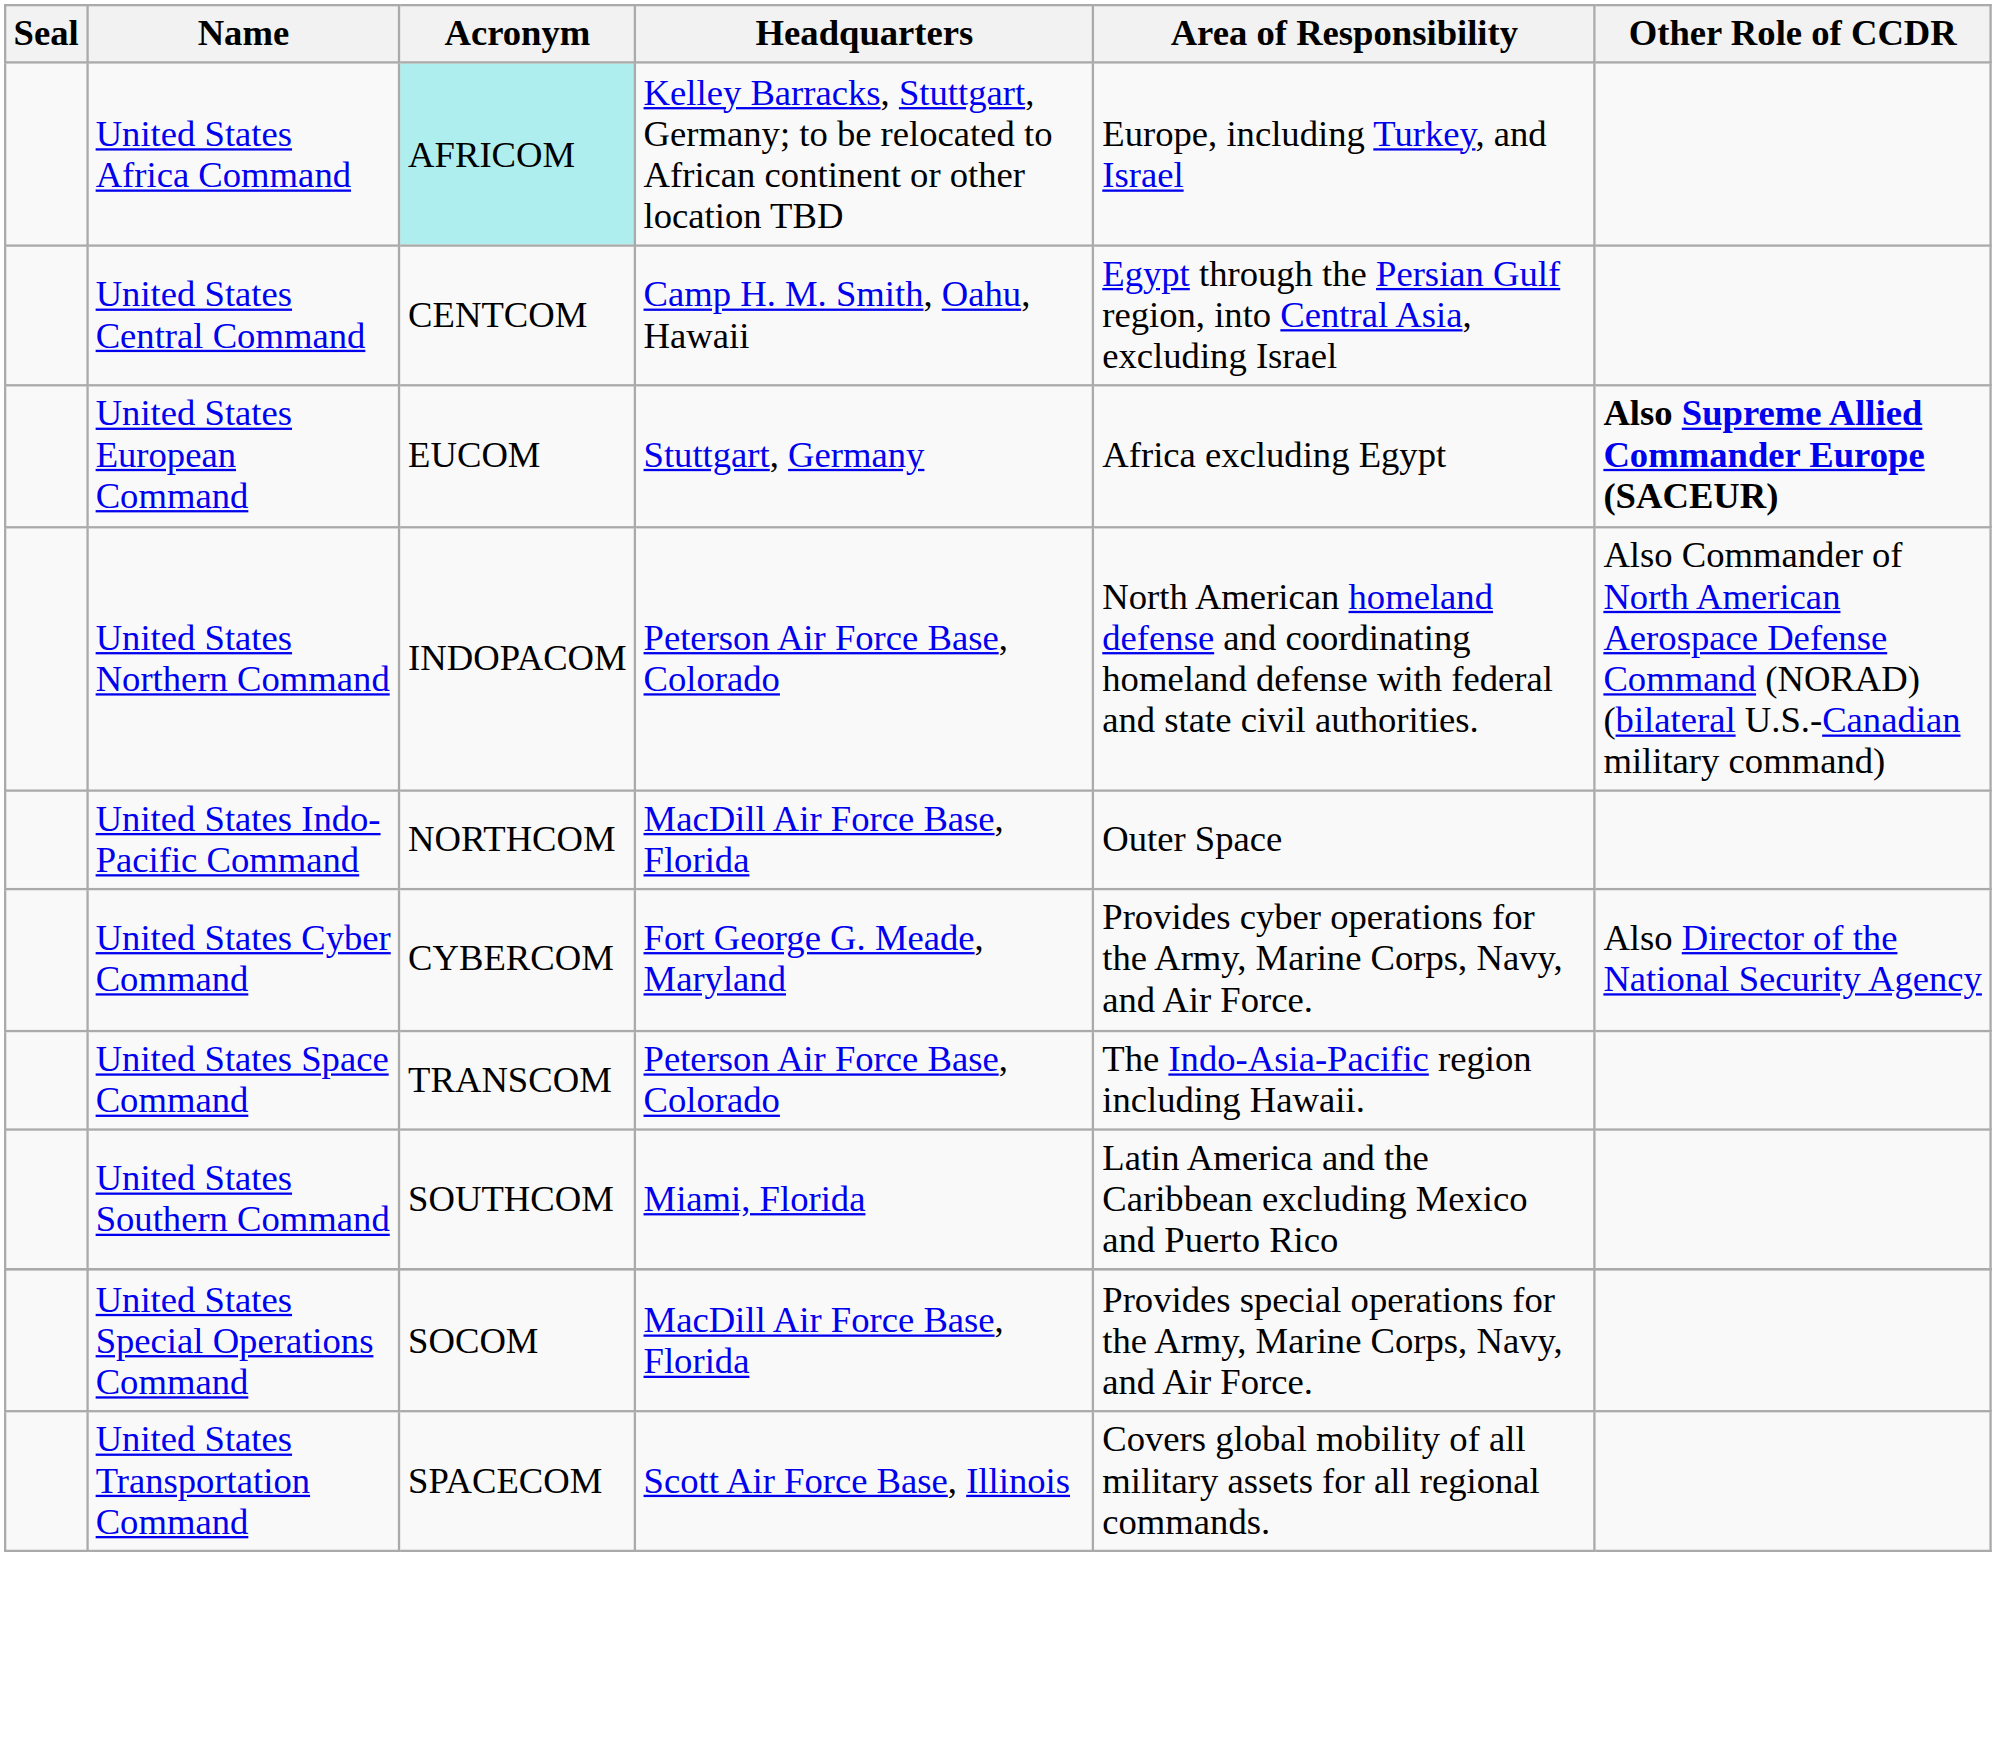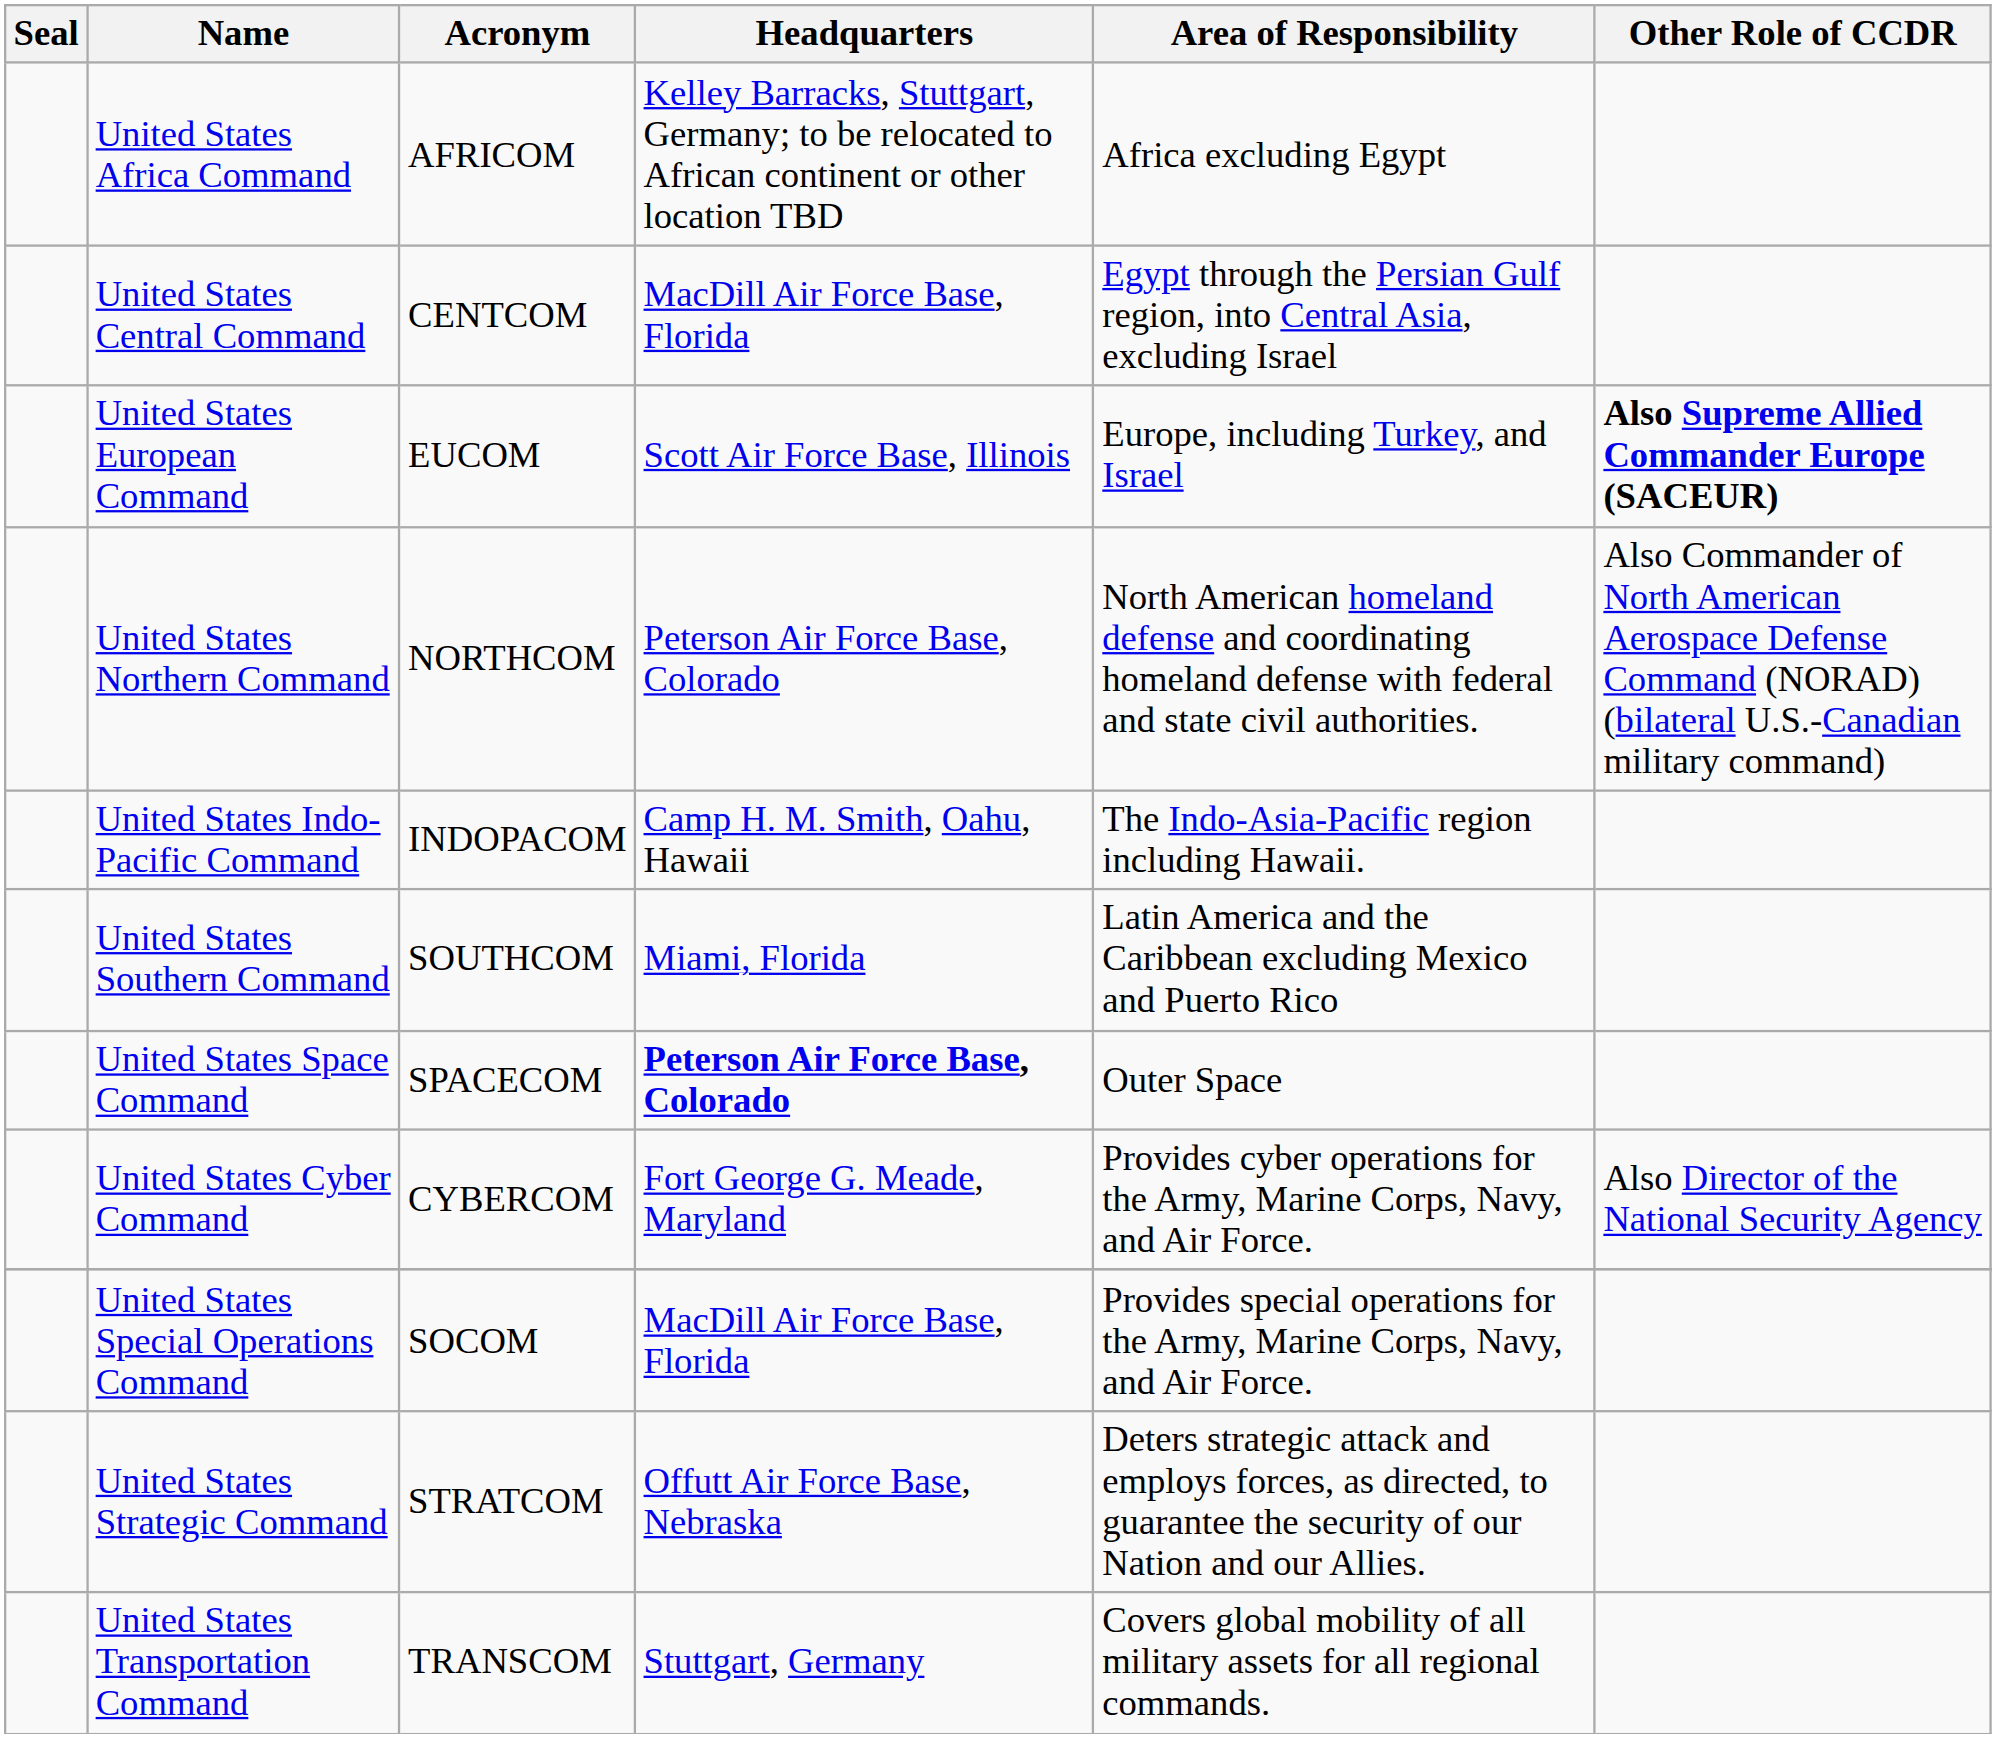(492, 153) paleturquoise background -> (492, 153) no background
(1324, 153) Europe, including Turkey, and Israel -> (1274, 153) Africa excluding Egypt
(837, 314) Camp H. M. Smith, Oahu, Hawaii -> (824, 314) MacDill Air Force Base, Florida
(784, 455) Stuttgart, Germany -> (857, 455) Scott Air Force Base, Illinois
(1274, 455) Africa excluding Egypt -> (1324, 455) Europe, including Turkey, and Israel
(517, 657) INDOPACOM -> (512, 657) NORTHCOM
(512, 839) NORTHCOM -> (517, 839) INDOPACOM
(824, 839) MacDill Air Force Base, Florida -> (837, 839) Camp H. M. Smith, Oahu, Hawaii
(1192, 839) Outer Space -> (1317, 839) The Indo-Asia-Pacific region including Hawaii.
rows swapped: (243, 1199) <-> (243, 959)
(510, 1079) TRANSCOM -> (505, 1079) SPACECOM
(826, 1079) normal -> (836, 1079) bold
(1317, 1079) The Indo-Asia-Pacific region including Hawaii. -> (1192, 1079) Outer Space
+ row: (242, 1500)
(505, 1480) SPACECOM -> (510, 1662) TRANSCOM
(857, 1480) Scott Air Force Base, Illinois -> (784, 1662) Stuttgart, Germany
